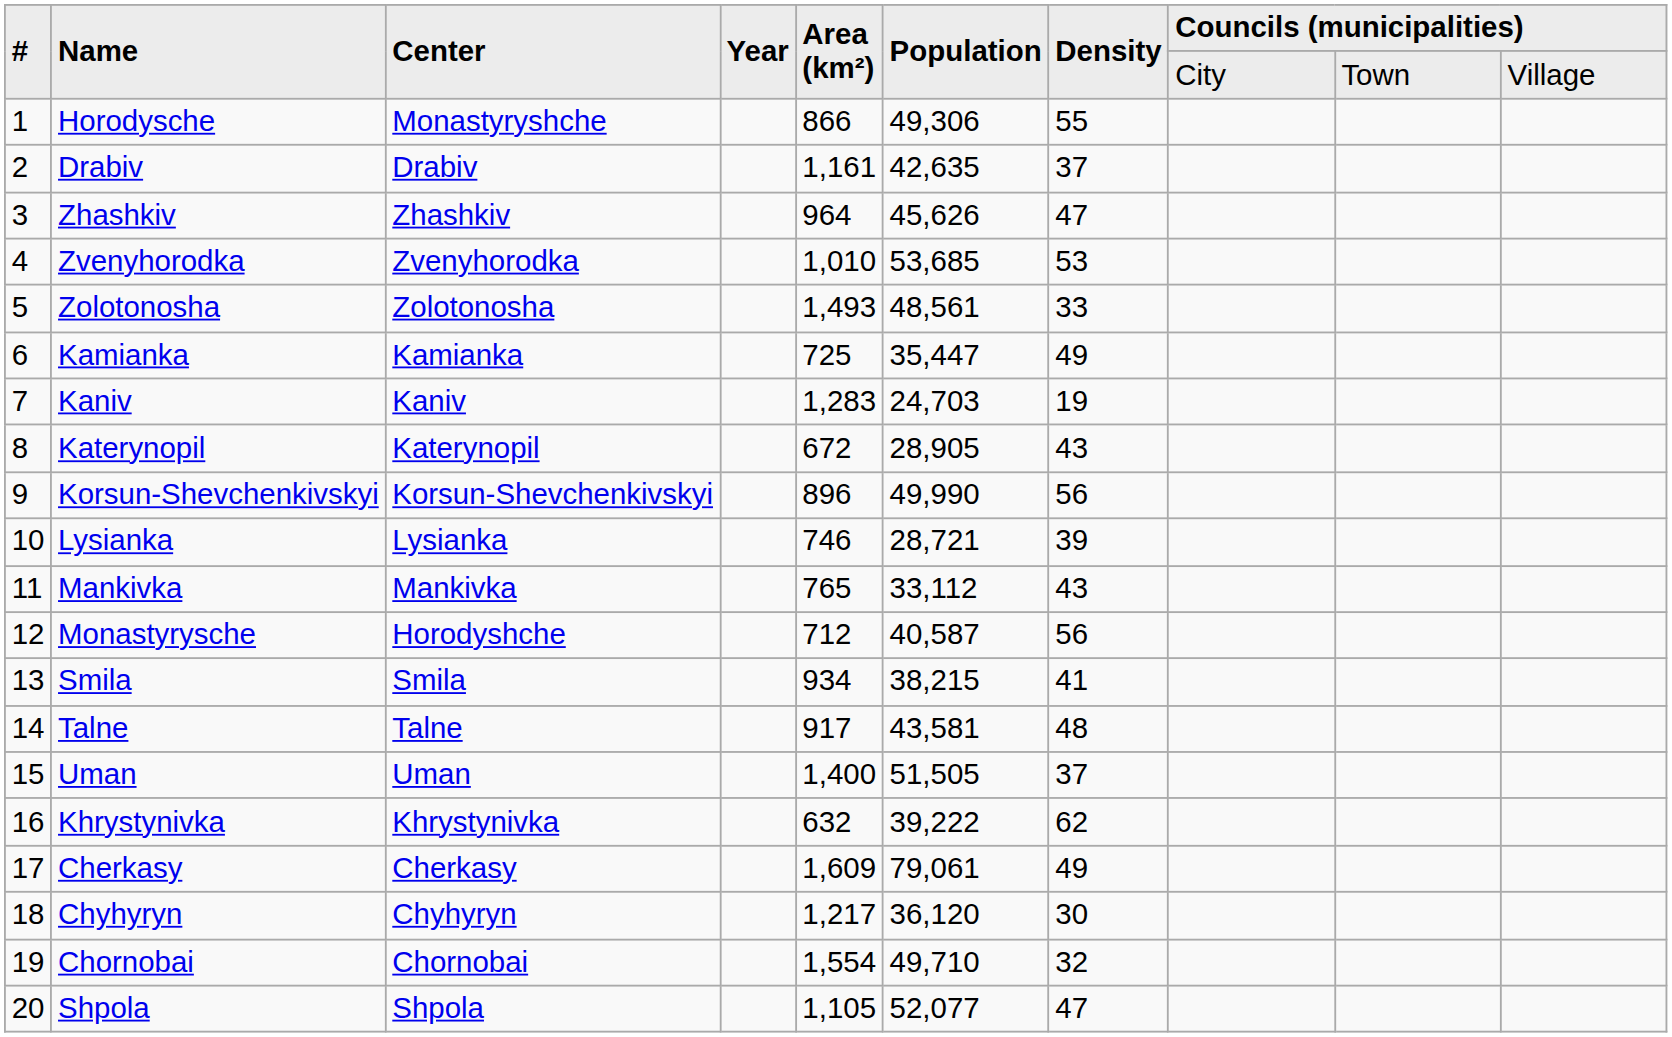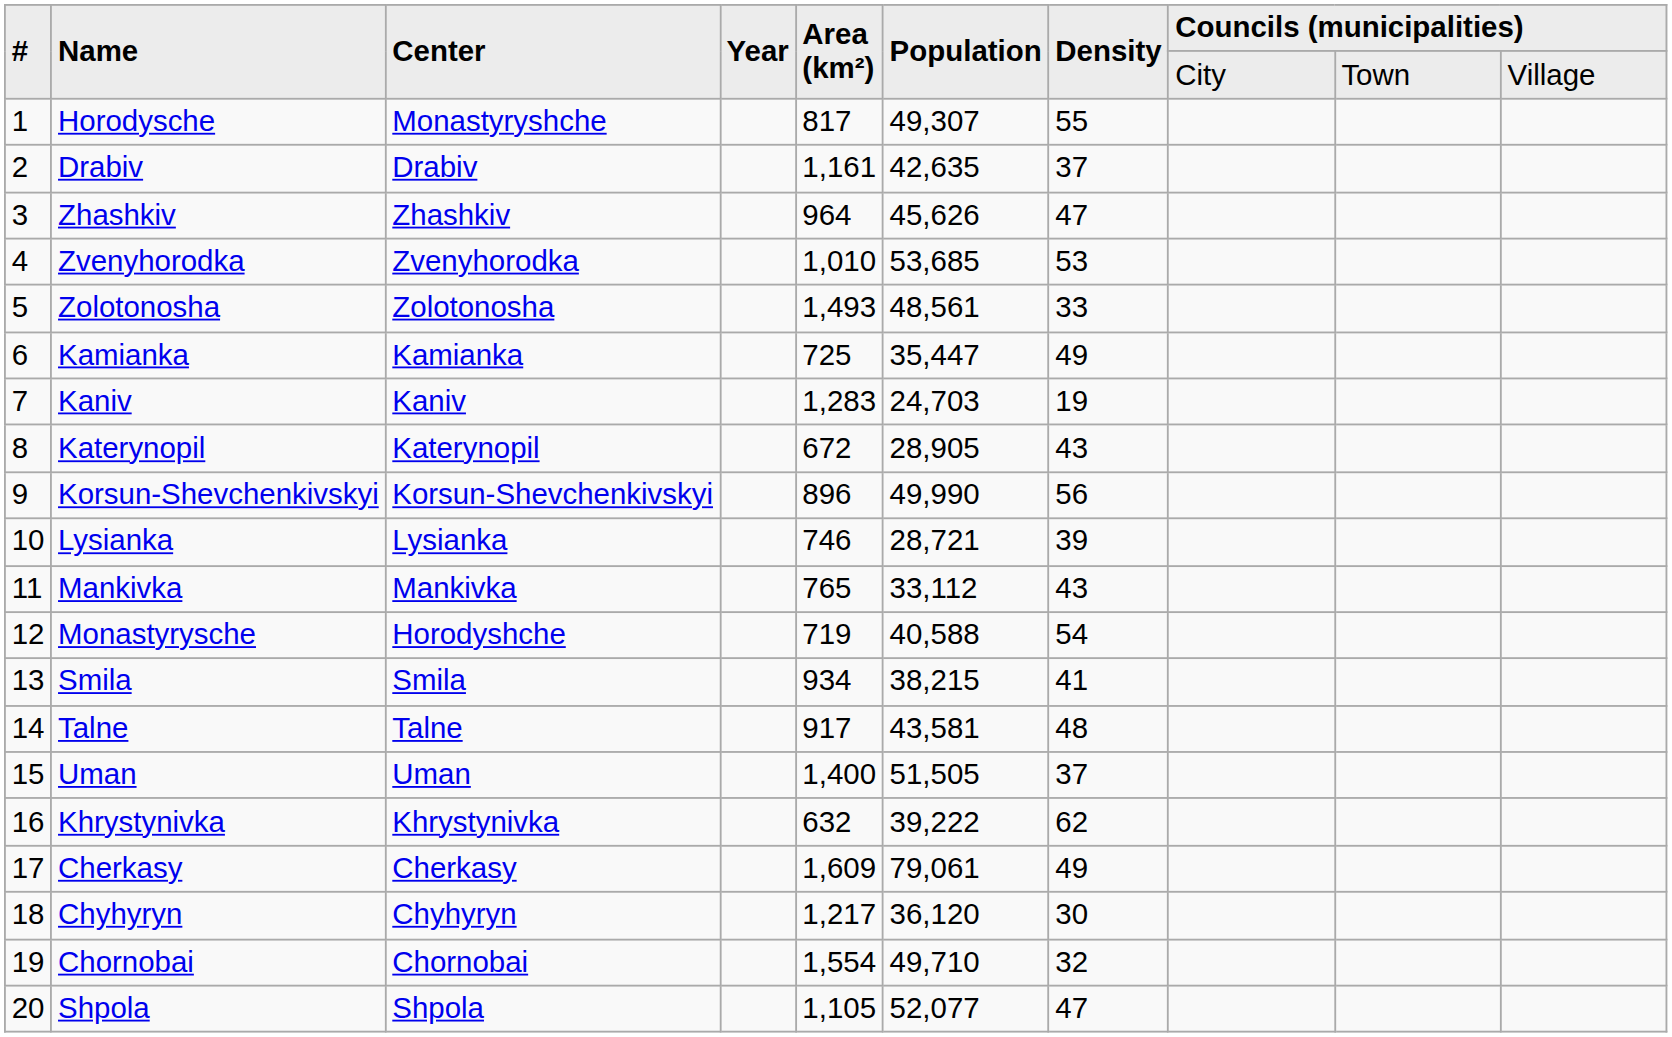(827, 121) 866 -> (827, 121) 817
(935, 121) 49,306 -> (935, 121) 49,307
(827, 634) 712 -> (827, 634) 719
(935, 634) 40,587 -> (935, 634) 40,588
(1072, 634) 56 -> (1072, 634) 54
